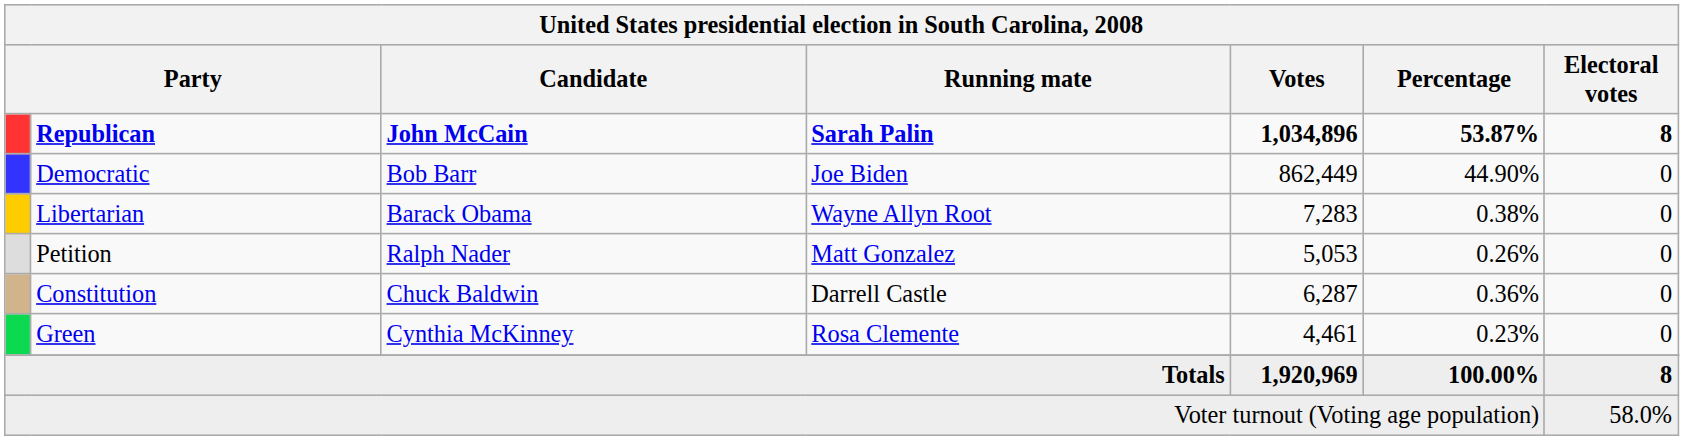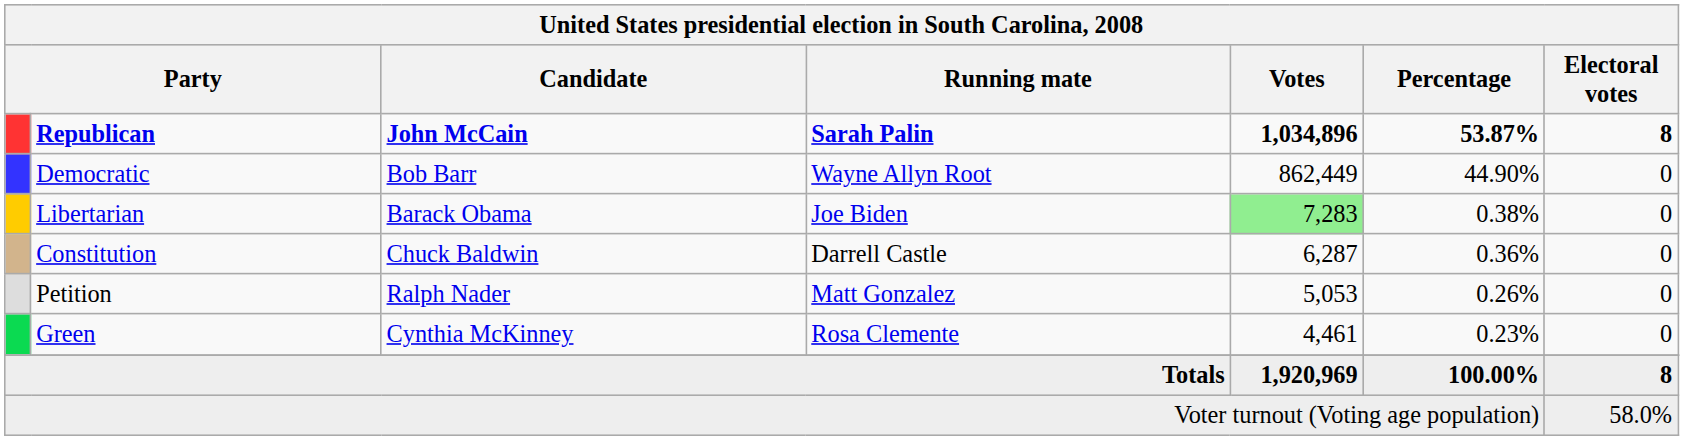(860, 173) Joe Biden -> (901, 173) Wayne Allyn Root
(901, 213) Wayne Allyn Root -> (860, 213) Joe Biden
(1330, 213) no background -> (1330, 213) lightgreen background
rows swapped: (96, 294) <-> (74, 254)
